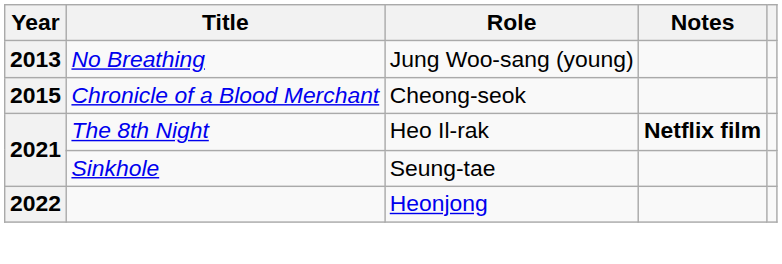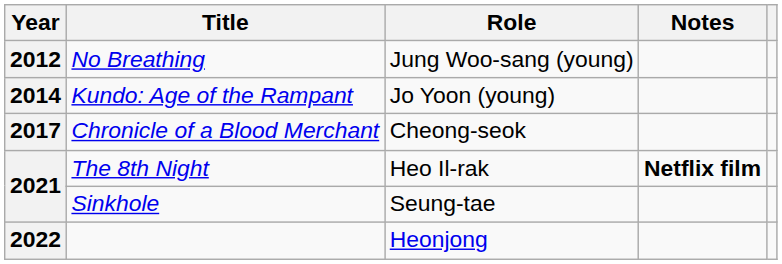(35, 58) 2013 -> (35, 58) 2012
+ row: (212, 95)
(35, 95) 2015 -> (35, 131) 2017
